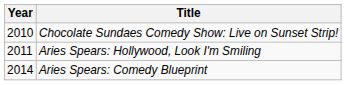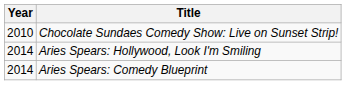(20, 51) 2011 -> (20, 51) 2014
